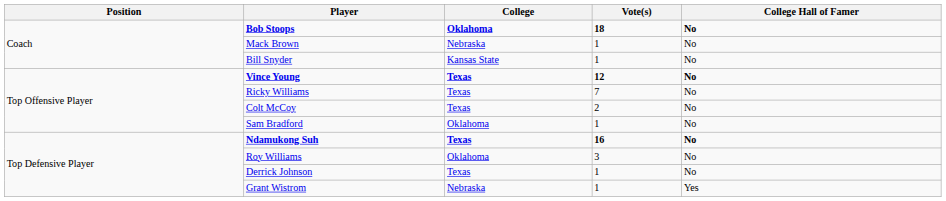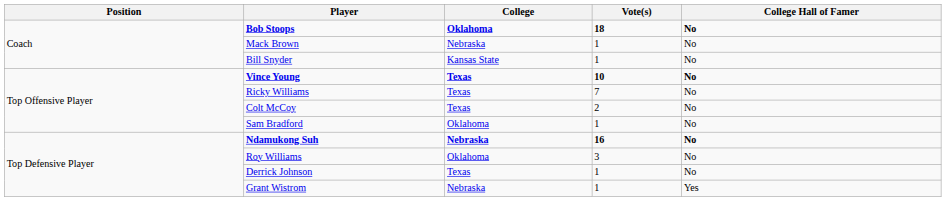(599, 76) 12 -> (599, 76) 10
(459, 140) Texas -> (468, 140) Nebraska
